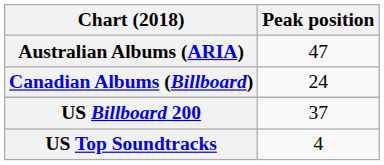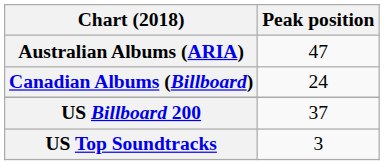(318, 143) 4 -> (318, 143) 3
